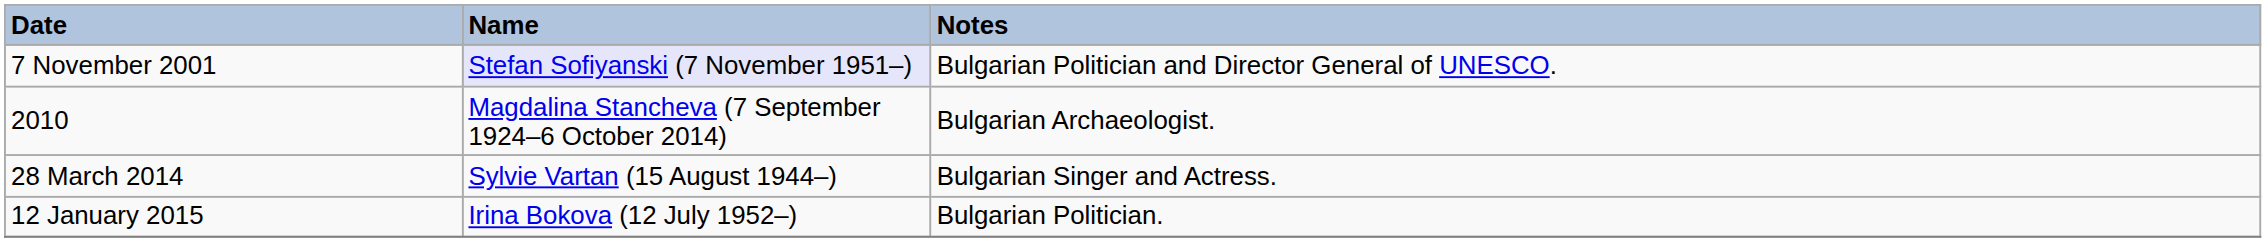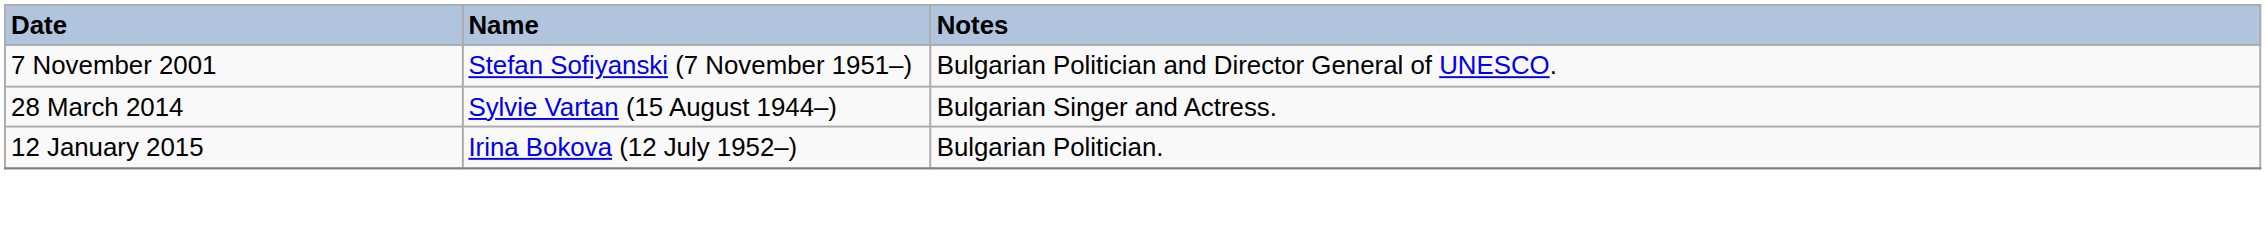(690, 66) lavender background -> (690, 66) no background
- row: (40, 121)
